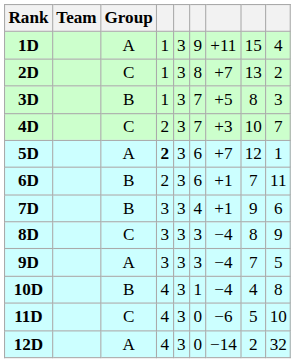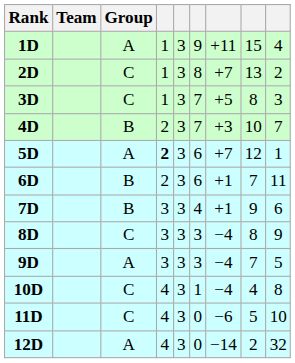(129, 99) B -> (129, 99) C
(129, 126) C -> (129, 126) B
(129, 289) B -> (129, 289) C
